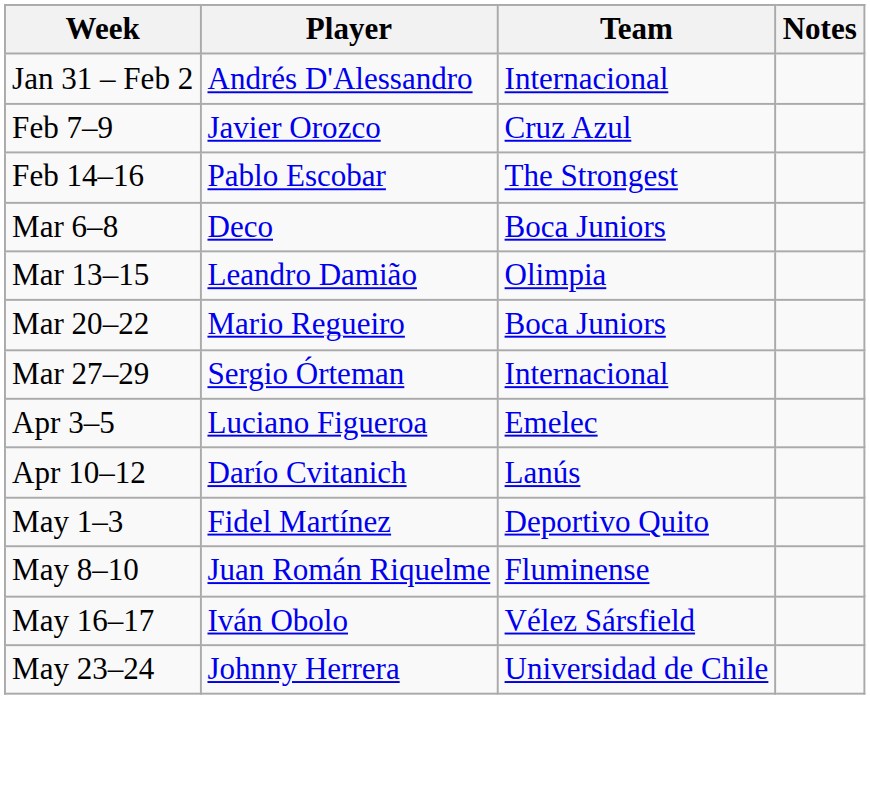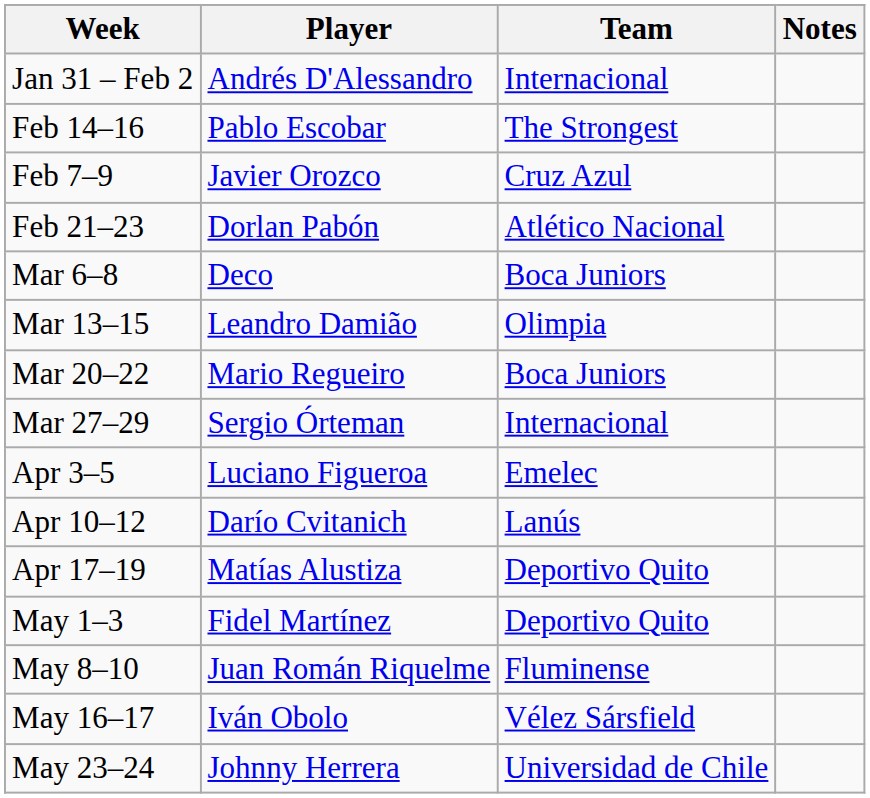rows swapped: (63, 127) <-> (78, 176)
+ row: (78, 226)
+ row: (79, 570)
